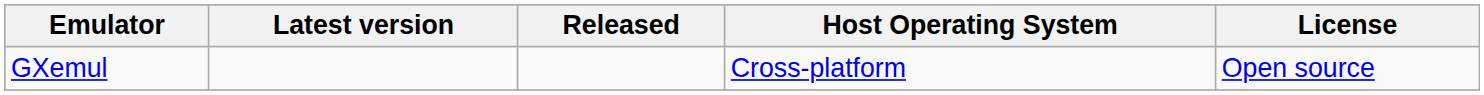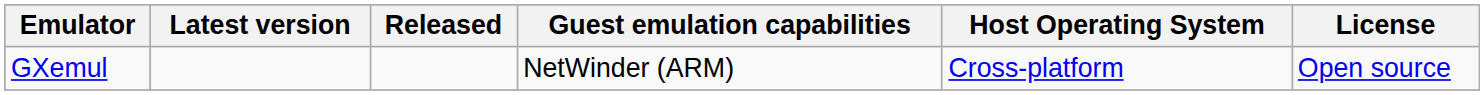+ column: (730, 25)
